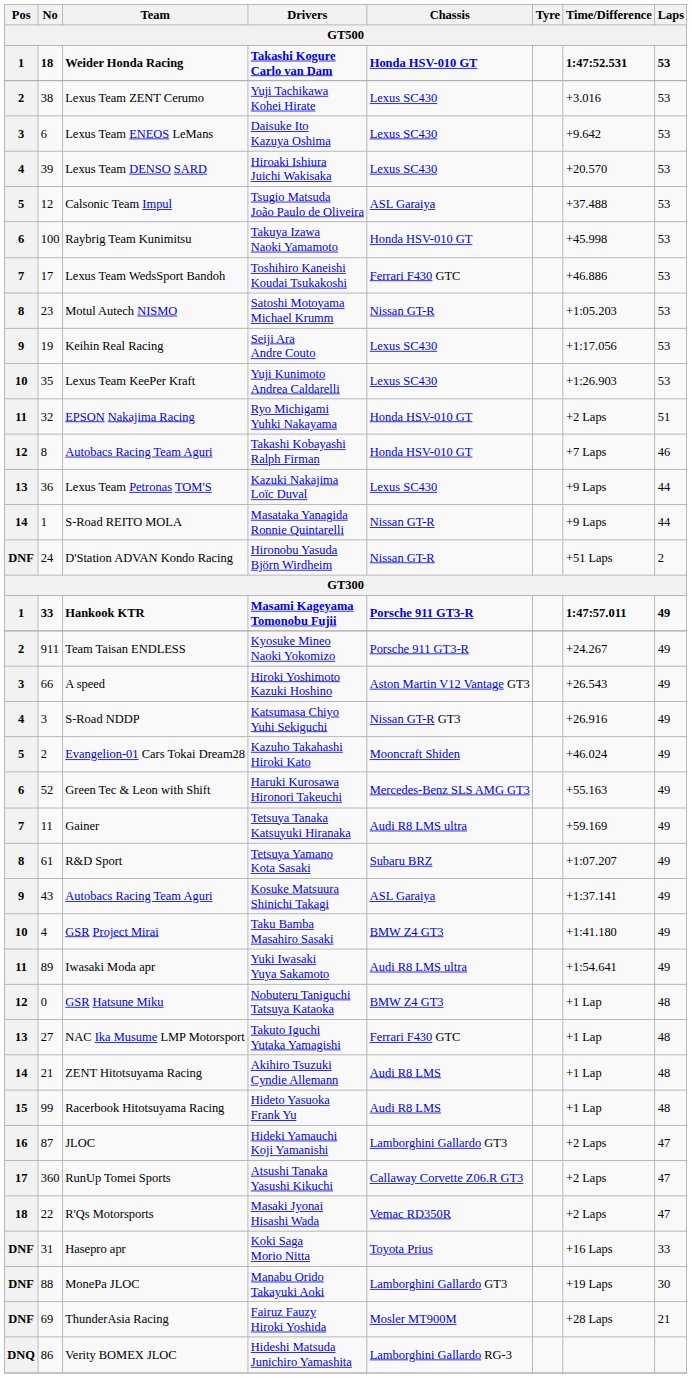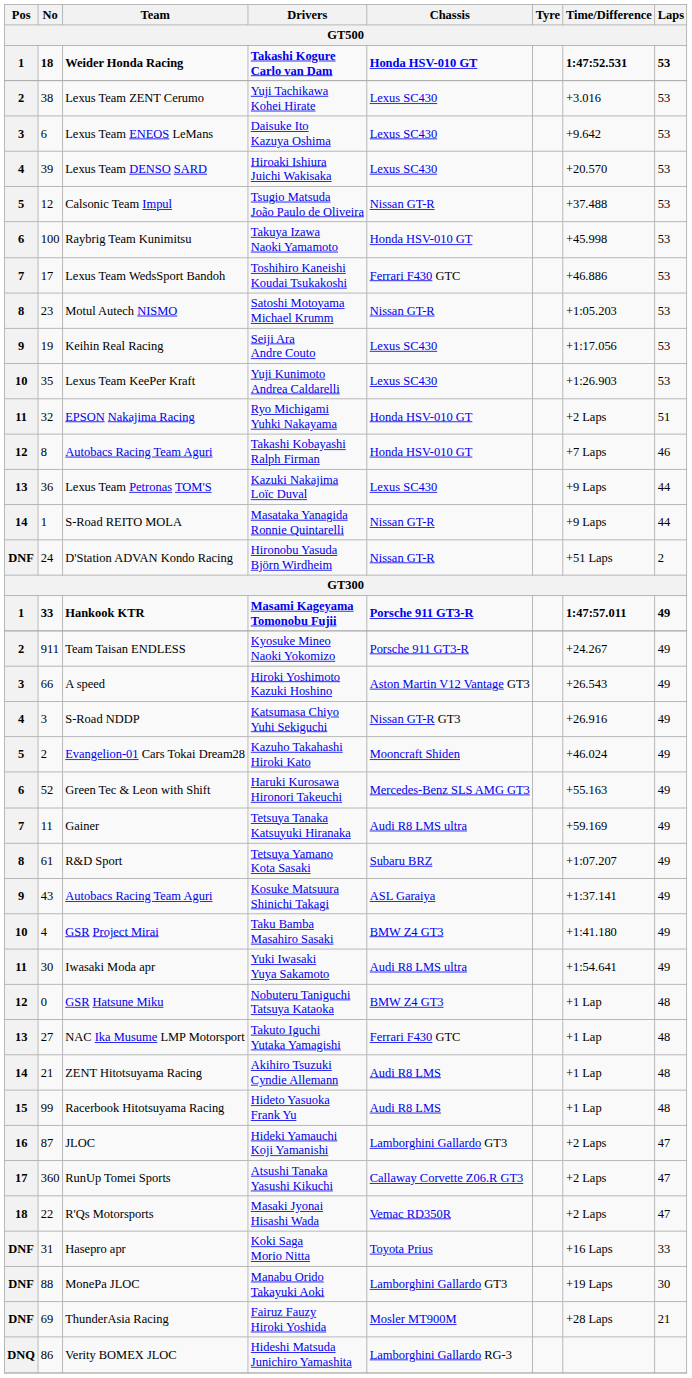(403, 204) ASL Garaiya -> (402, 204) Nissan GT-R
(47, 966) 89 -> (47, 966) 30
